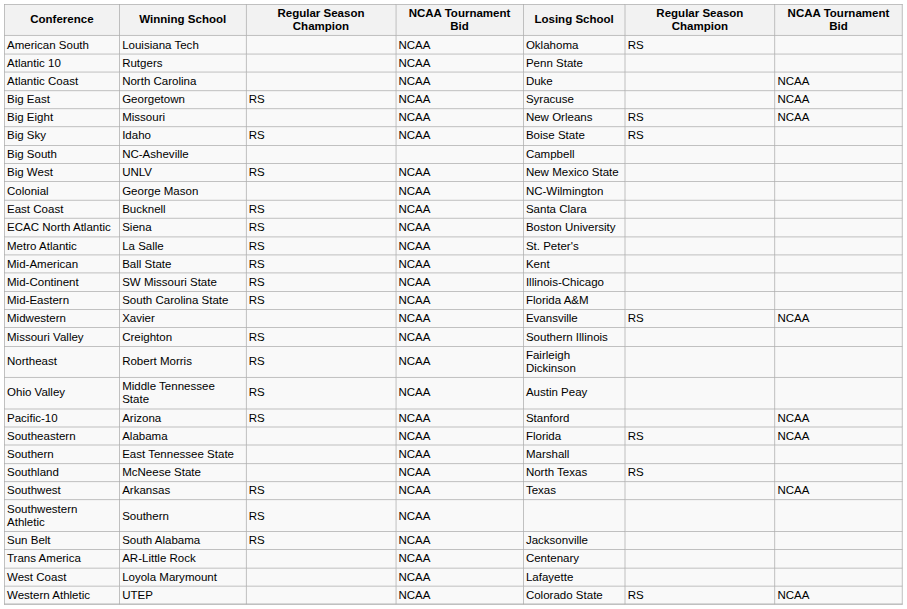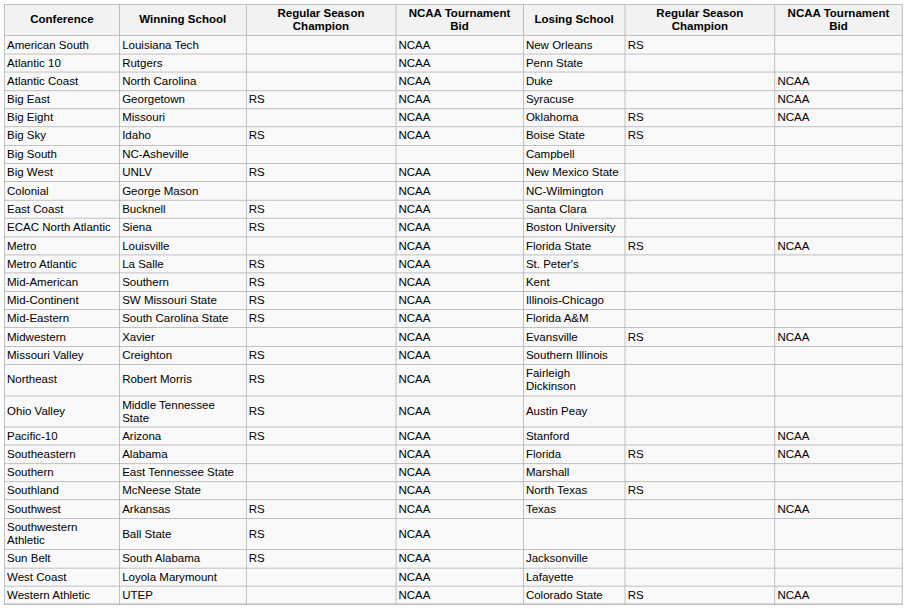(552, 44) Oklahoma -> (559, 44) New Orleans
(559, 117) New Orleans -> (552, 117) Oklahoma
+ row: (22, 245)
(147, 264) Ball State -> (146, 282) Southern
(146, 515) Southern -> (147, 534) Ball State
- row: (44, 558)
